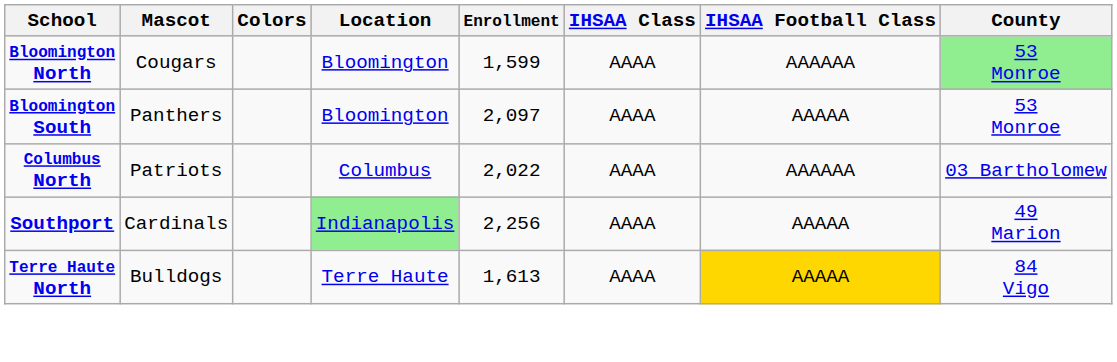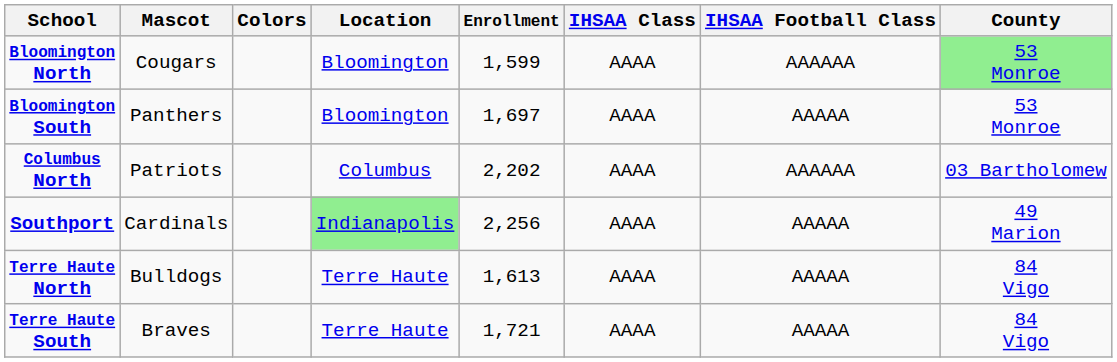(512, 116) 2,097 -> (512, 116) 1,697
(512, 170) 2,022 -> (512, 170) 2,202
(821, 277) gold background -> (821, 277) no background
+ row: (62, 332)
